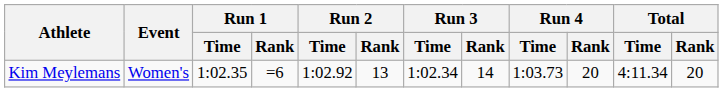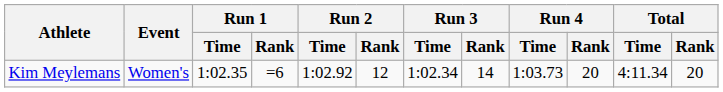(380, 73) 13 -> (380, 73) 12
